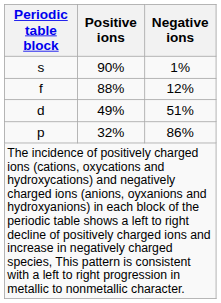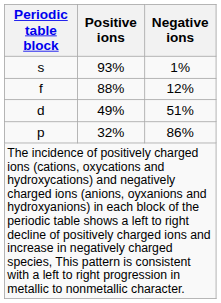(111, 67) 90% -> (111, 67) 93%
